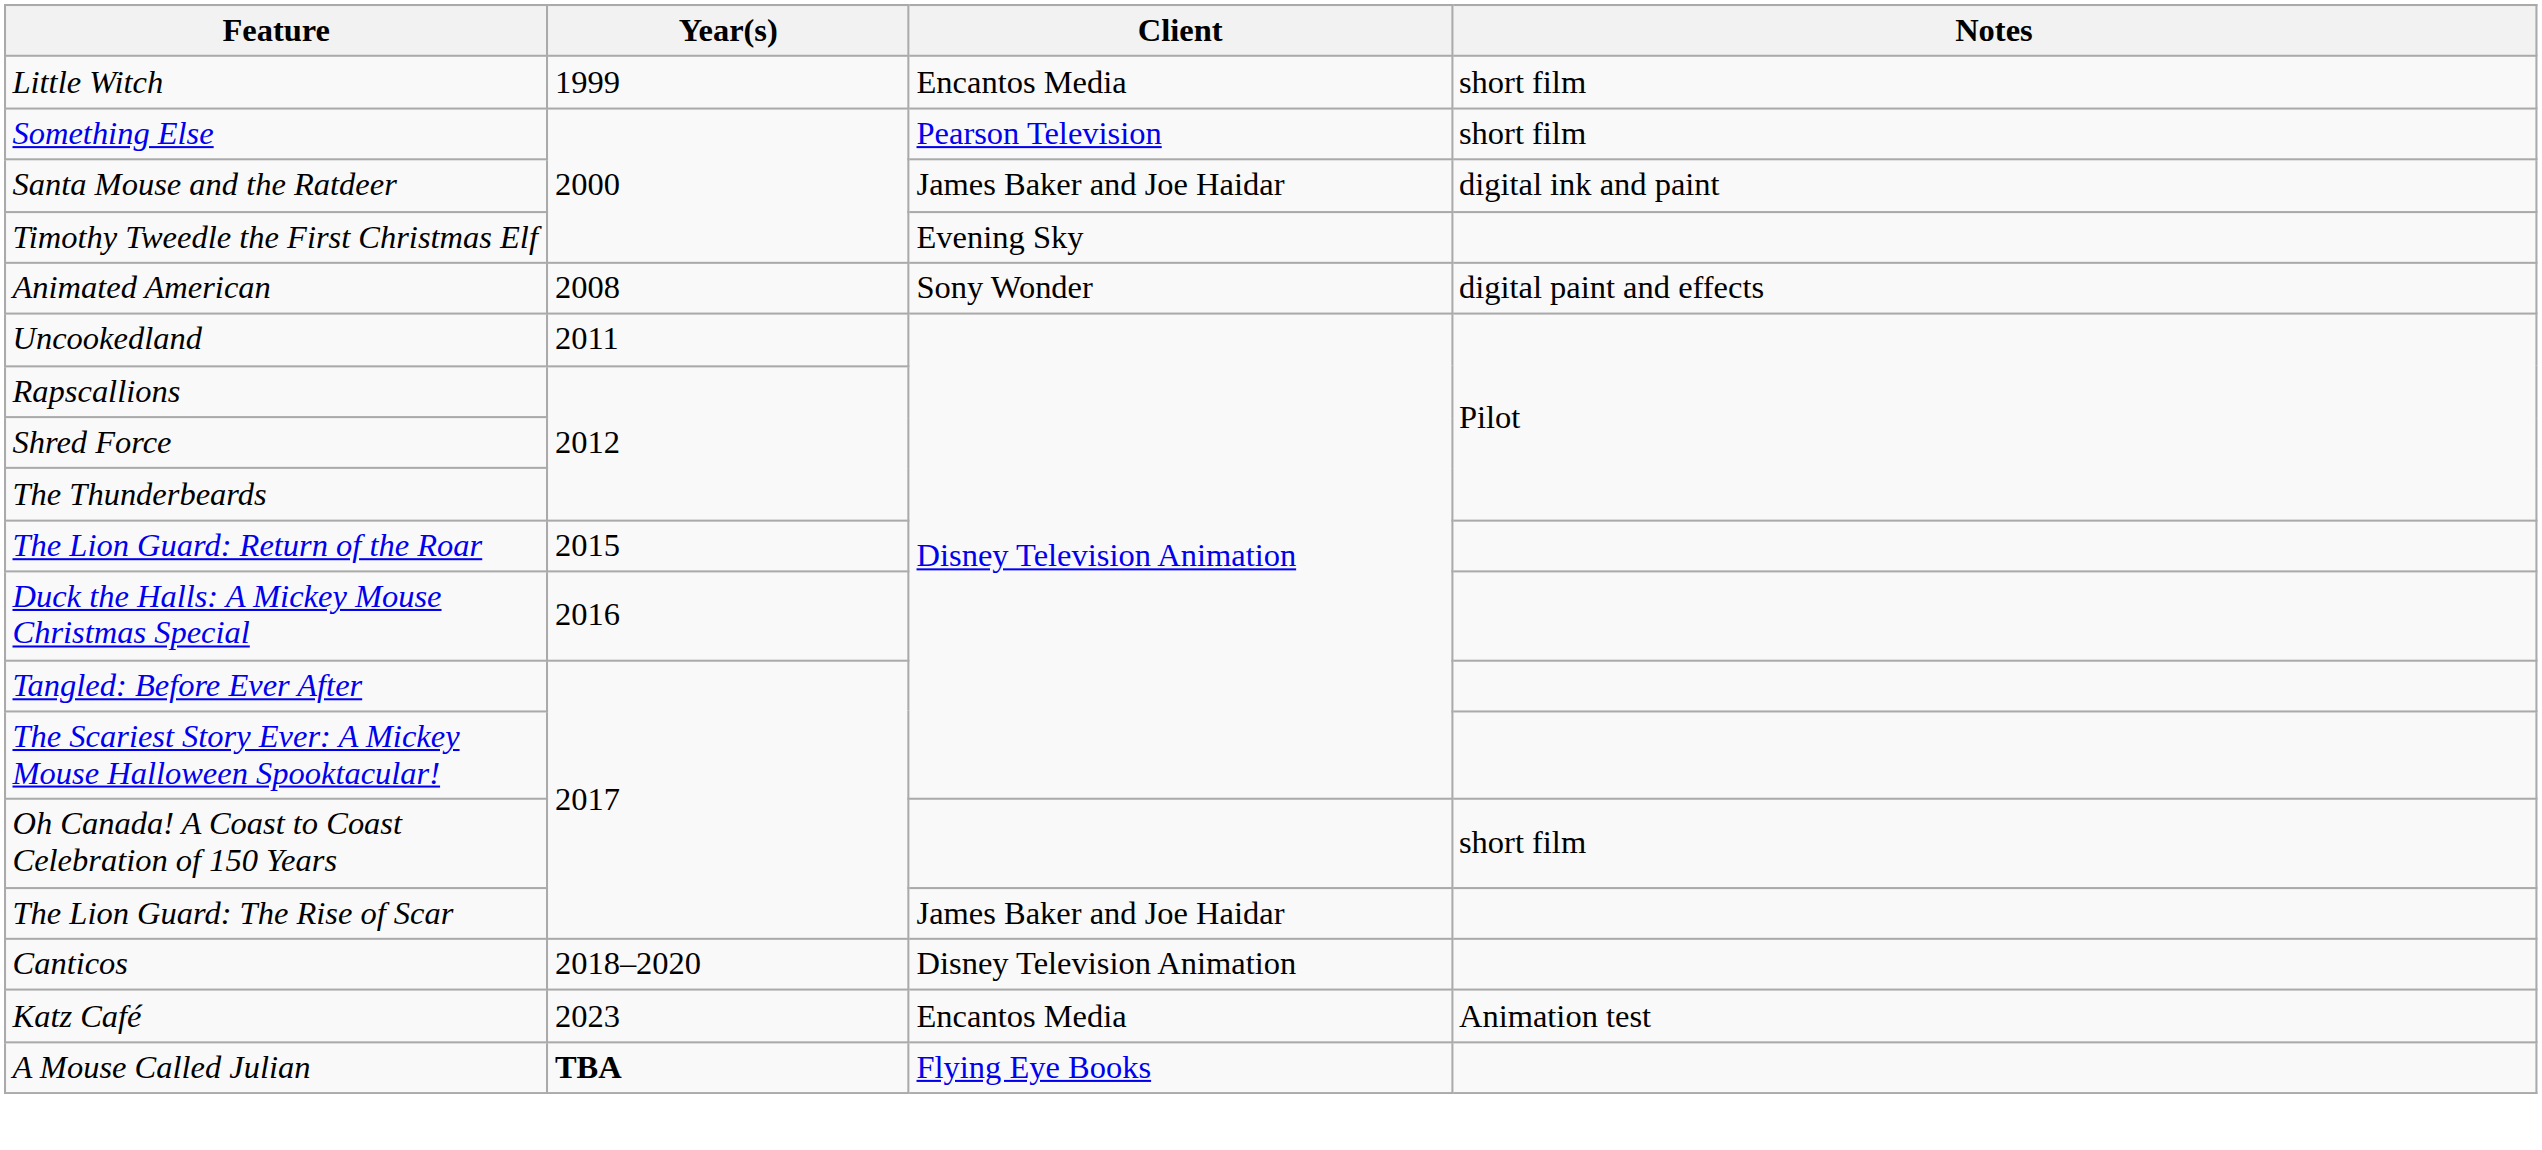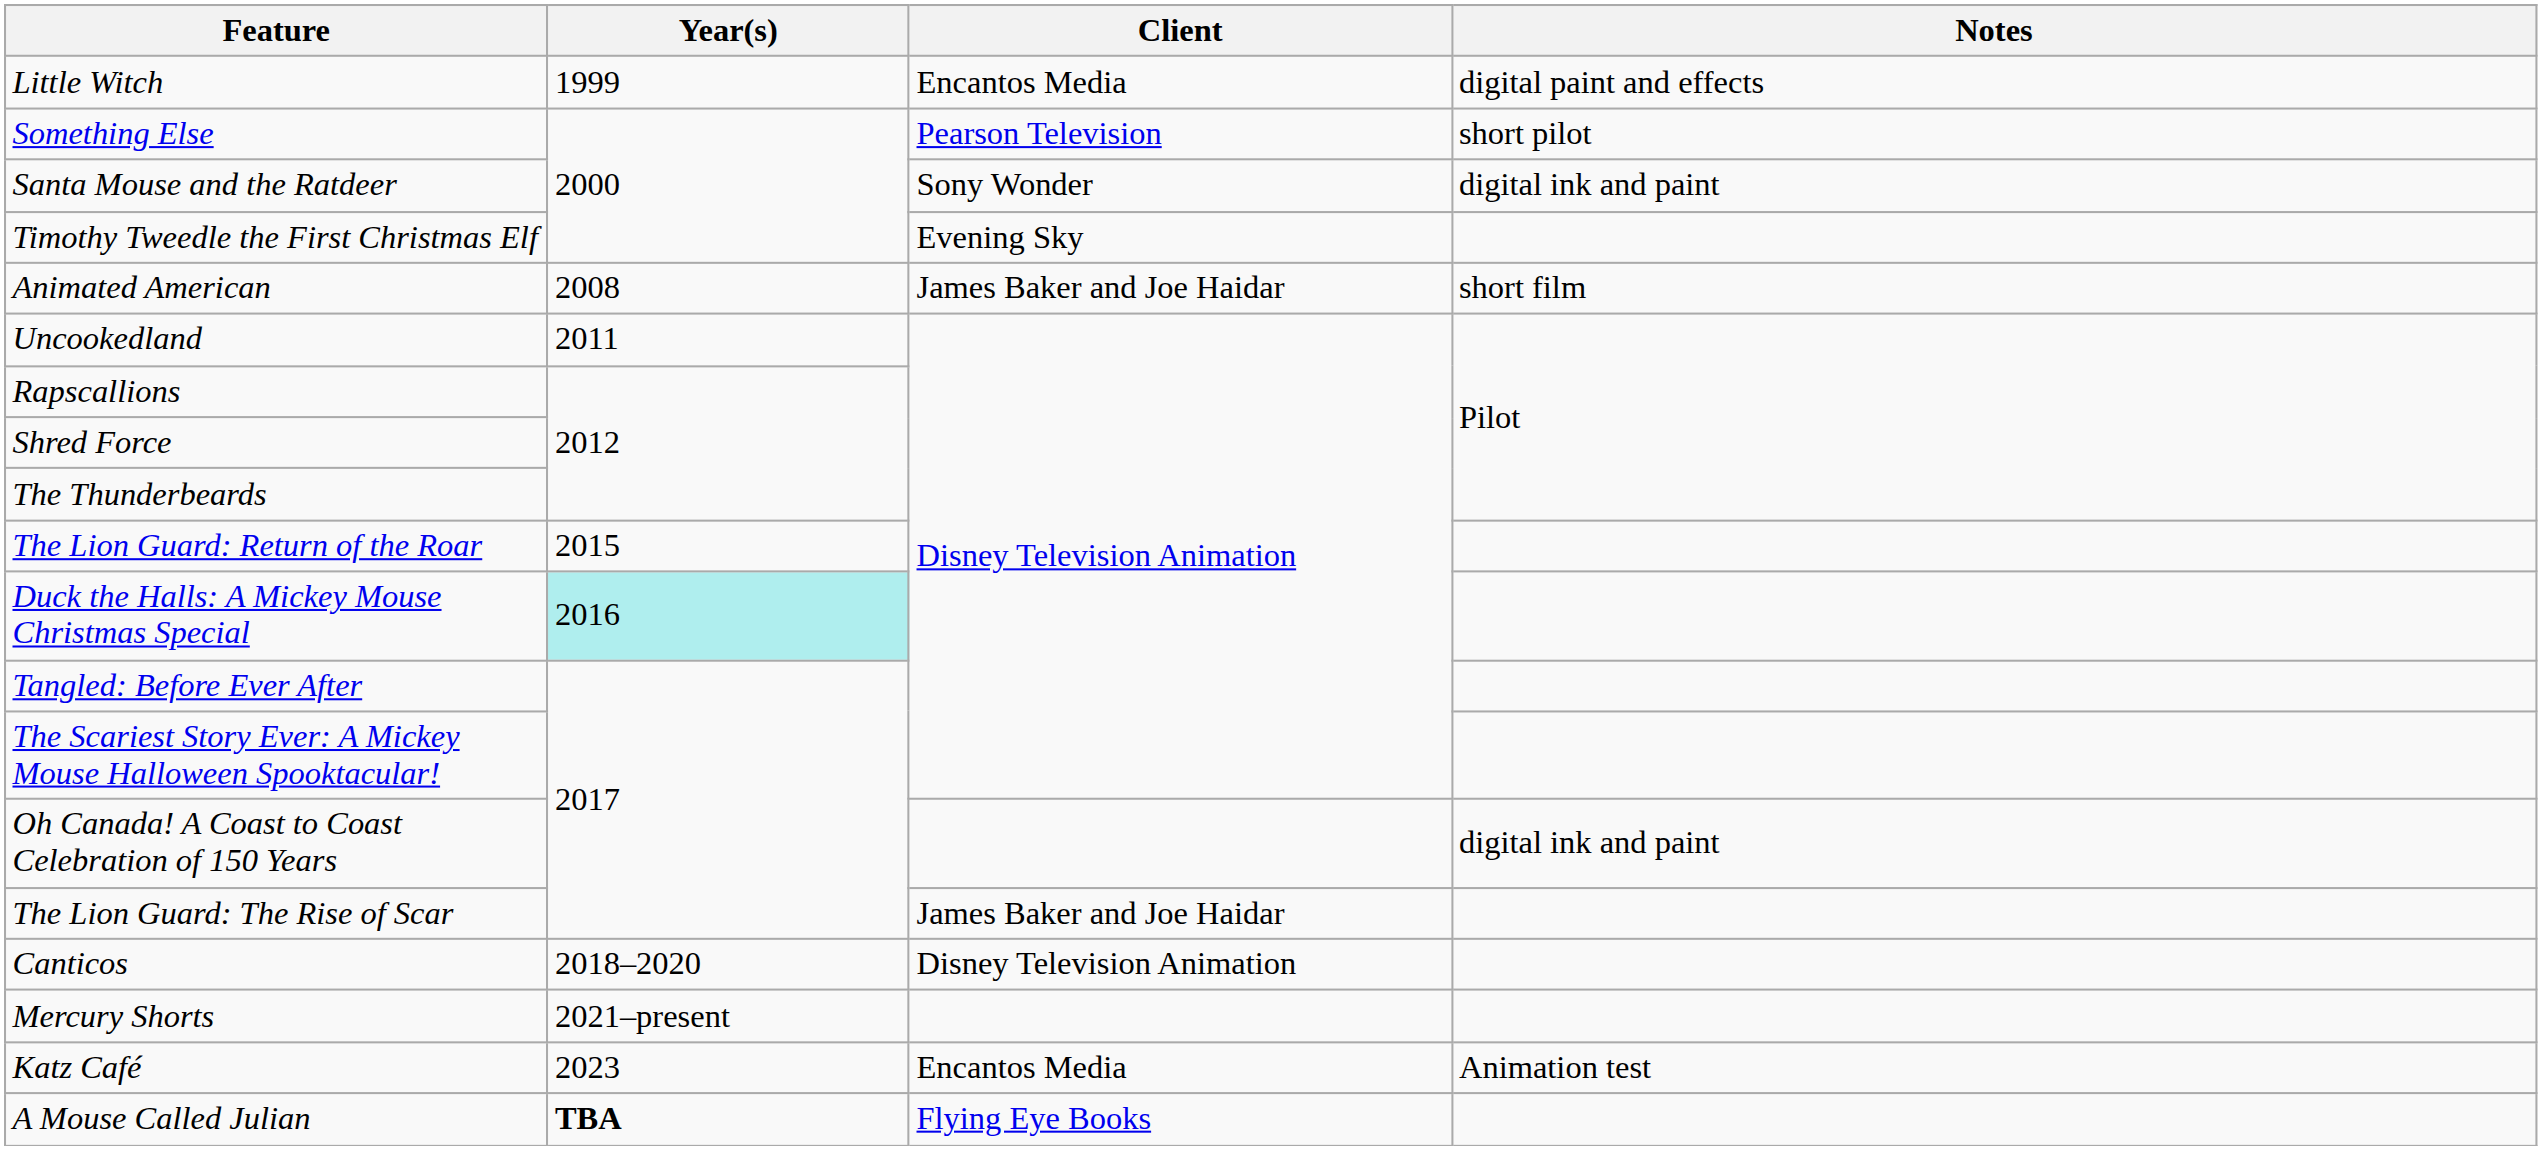(1523, 81) short film -> (1612, 81) digital paint and effects
(1523, 133) short film -> (1525, 133) short pilot
(1101, 184) James Baker and Joe Haidar -> (1005, 184) Sony Wonder
(1005, 287) Sony Wonder -> (1101, 287) James Baker and Joe Haidar
(1612, 287) digital paint and effects -> (1523, 287) short film
(587, 615) no background -> (587, 615) paleturquoise background
(1523, 842) short film -> (1589, 842) digital ink and paint
+ row: (113, 1015)
